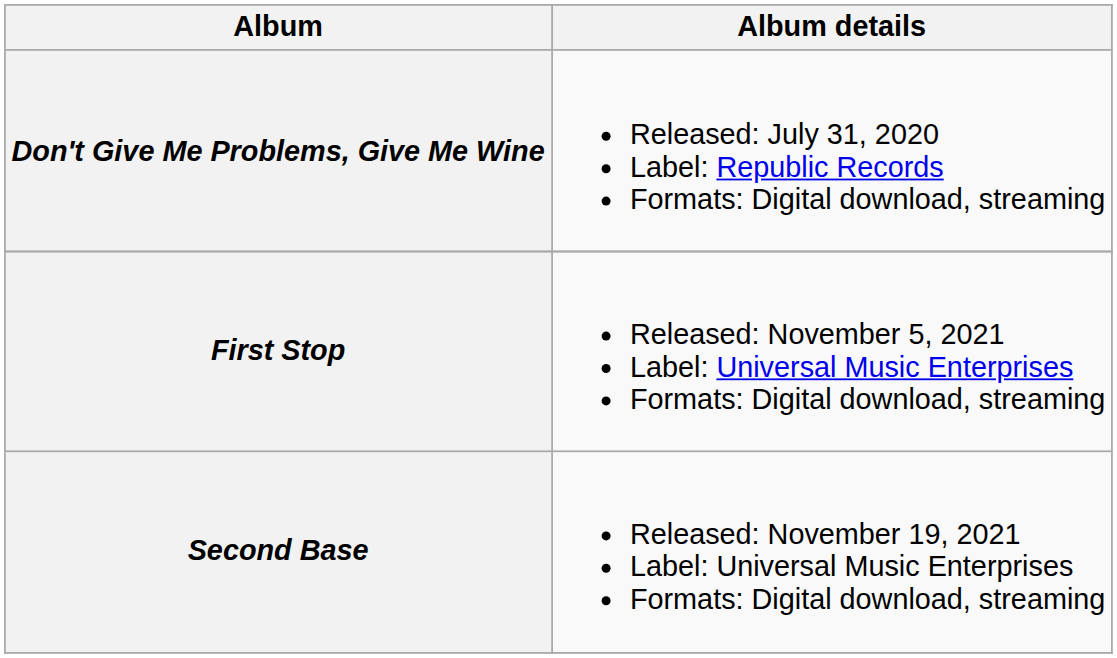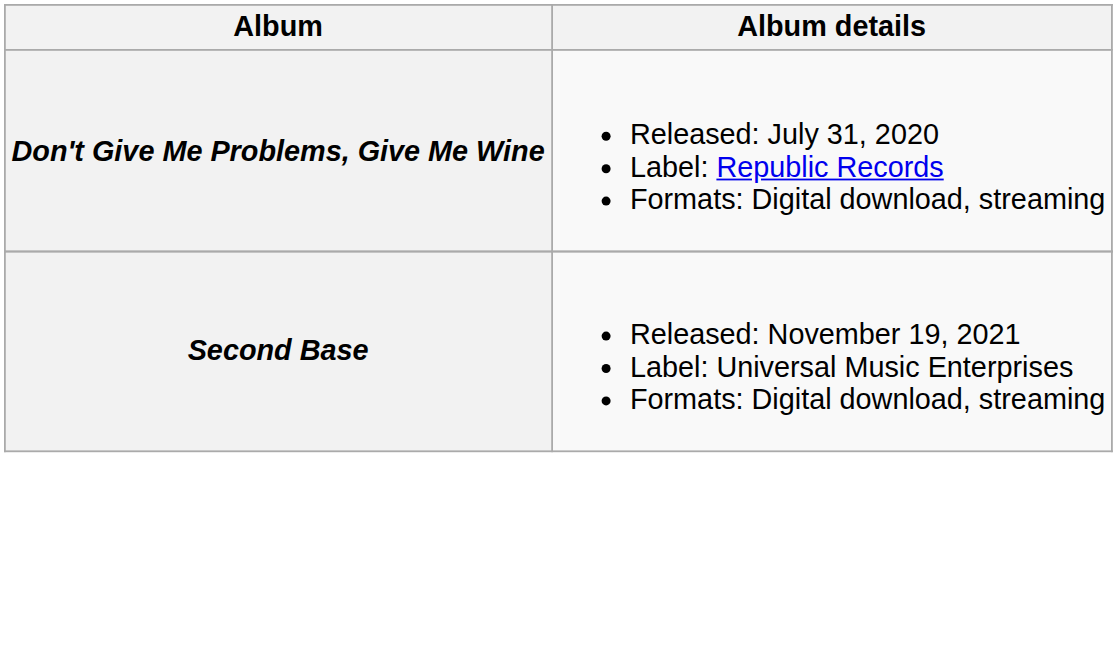- row: (278, 350)
